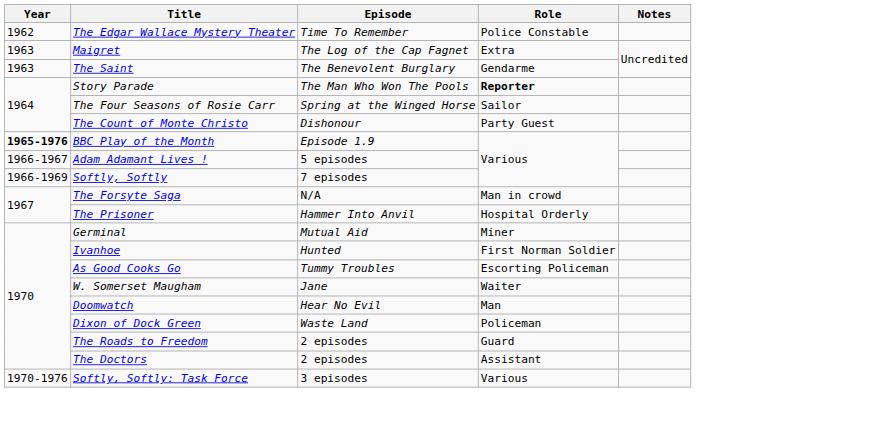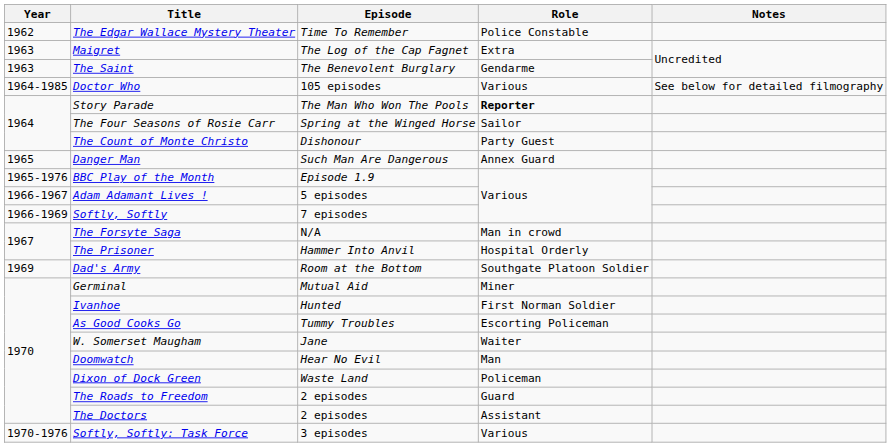+ row: (107, 86)
+ row: (107, 159)
(37, 141) bold -> (37, 178) normal
+ row: (107, 269)
